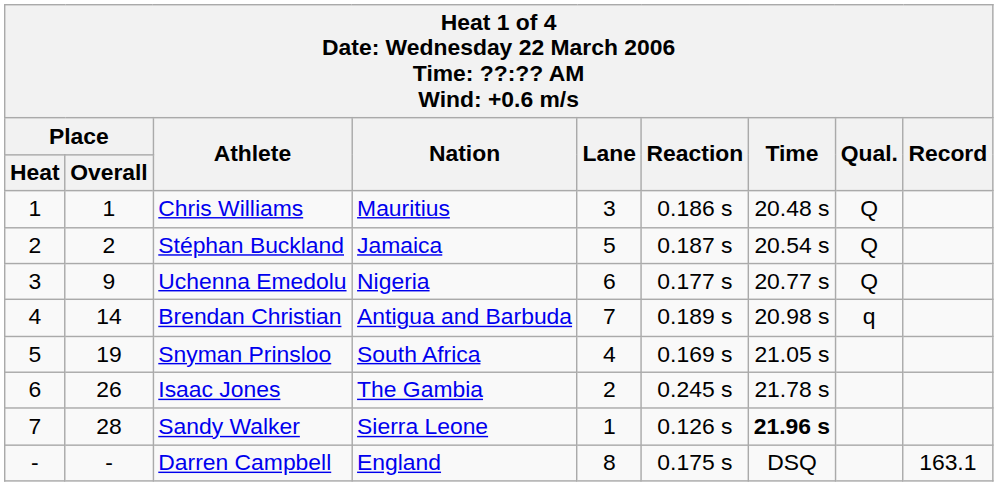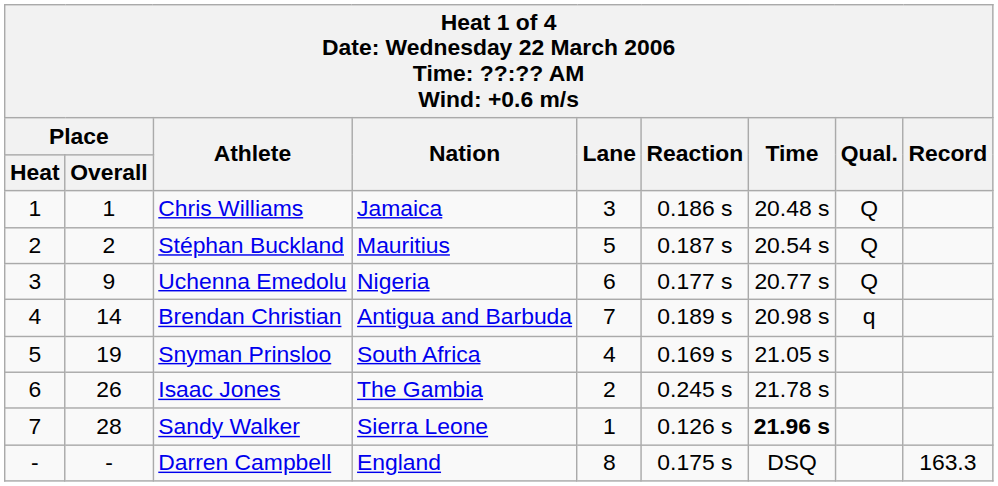(403, 208) Mauritius -> (400, 208) Jamaica
(400, 245) Jamaica -> (403, 245) Mauritius
(948, 462) 163.1 -> (948, 462) 163.3
